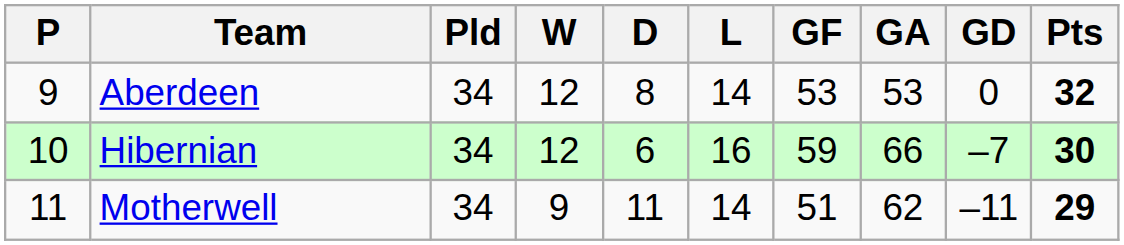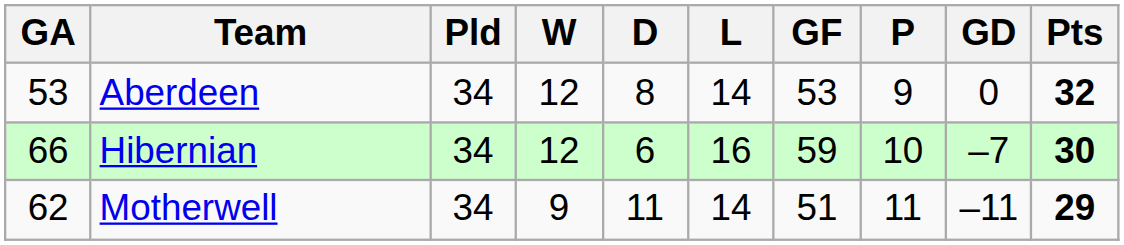columns swapped: (48, 33) <-> (903, 33)
